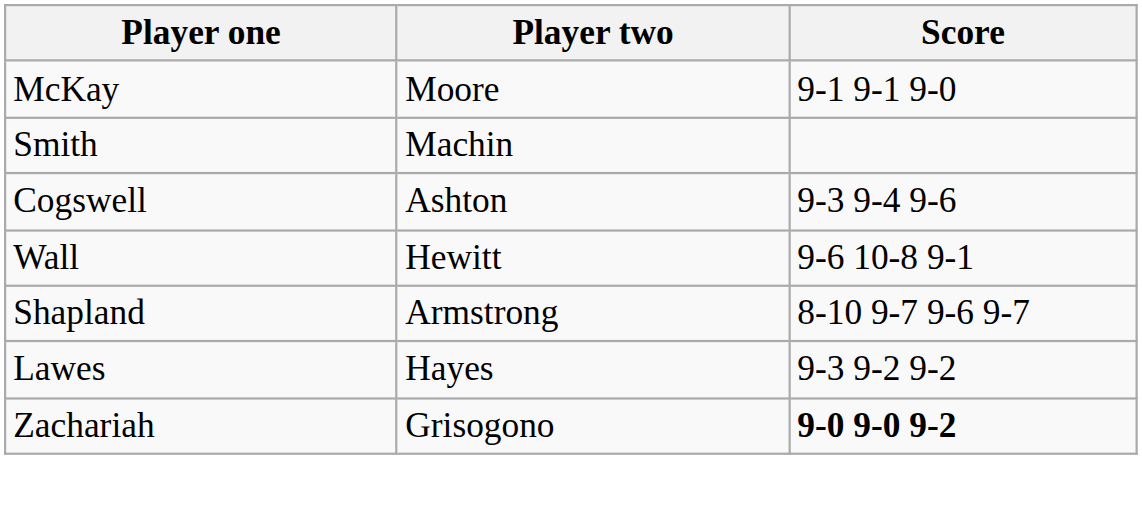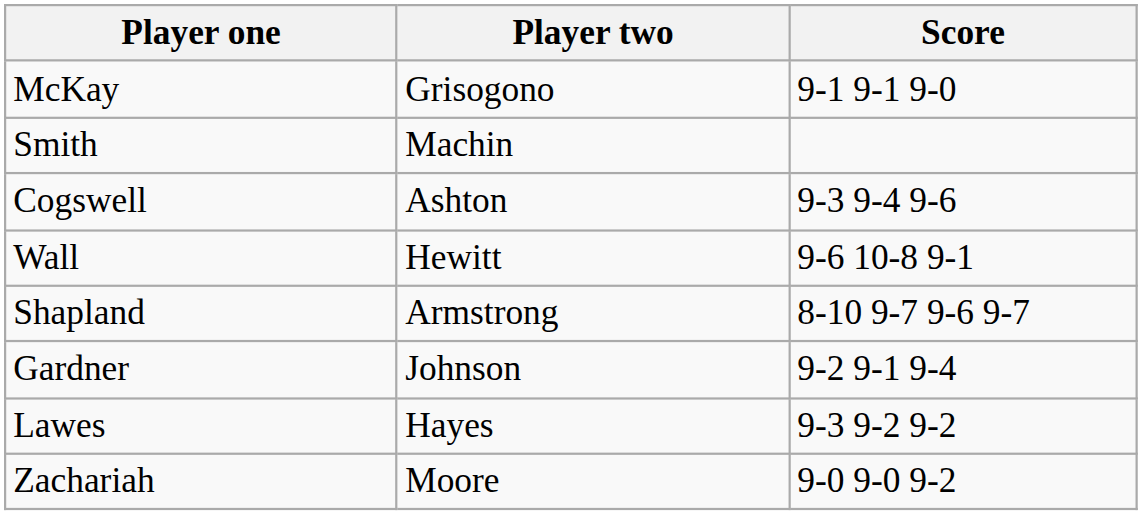(452, 88) Moore -> (480, 88) Grisogono
+ row: (71, 369)
(480, 425) Grisogono -> (452, 481) Moore
(877, 425) bold -> (877, 481) normal
